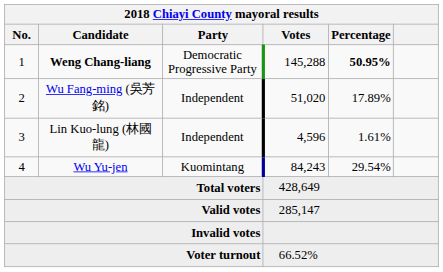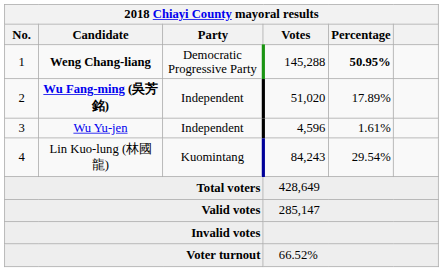(100, 97) normal -> (100, 97) bold
(100, 136) Lin Kuo-lung (林國龍) -> (100, 127) Wu Yu-jen
(100, 166) Wu Yu-jen -> (100, 157) Lin Kuo-lung (林國龍)
